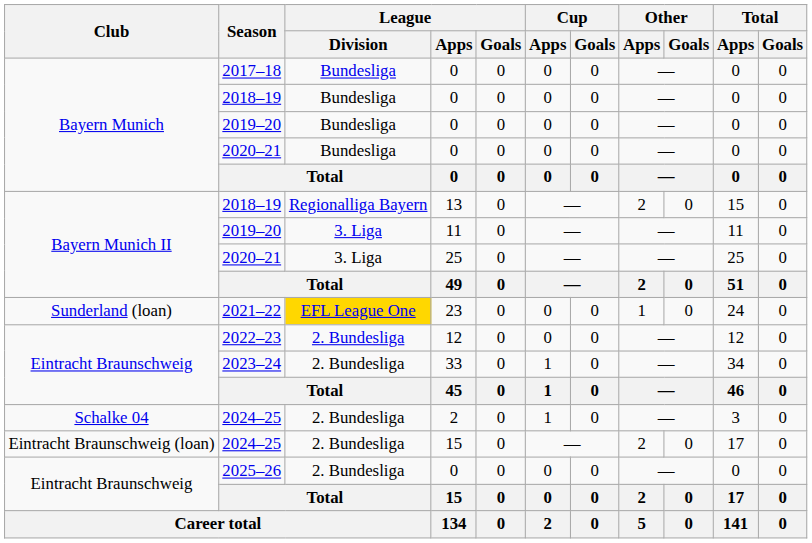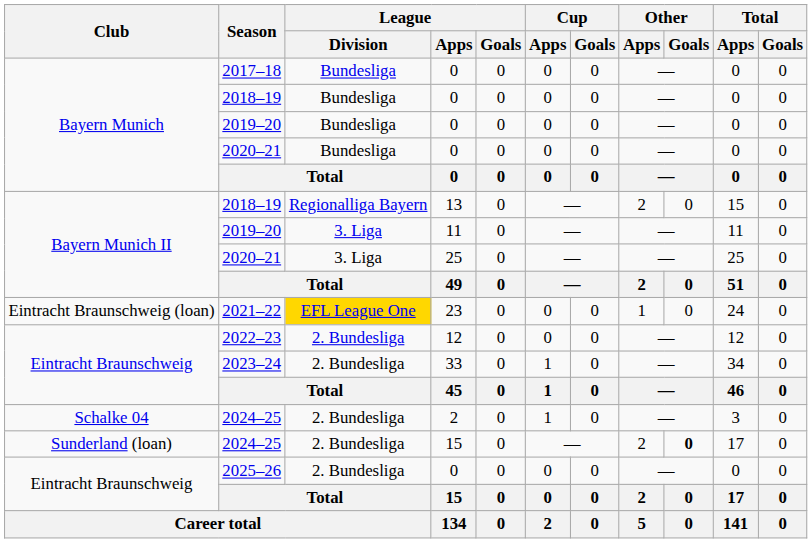(111, 310) Sunderland (loan) -> (111, 310) Eintracht Braunschweig (loan)
(111, 444) Eintracht Braunschweig (loan) -> (111, 444) Sunderland (loan)
(689, 444) normal -> (689, 444) bold
